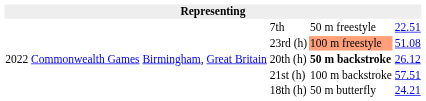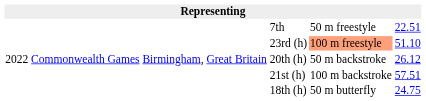(408, 43) 51.08 -> (408, 43) 51.10
(351, 59) bold -> (348, 59) normal
(408, 90) 24.21 -> (408, 90) 24.75
